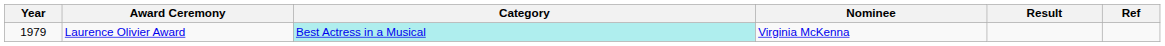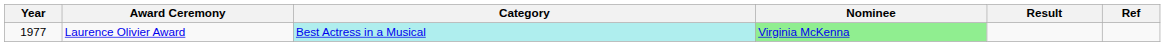(33, 32) 1979 -> (33, 32) 1977
(804, 32) no background -> (804, 32) lightgreen background
